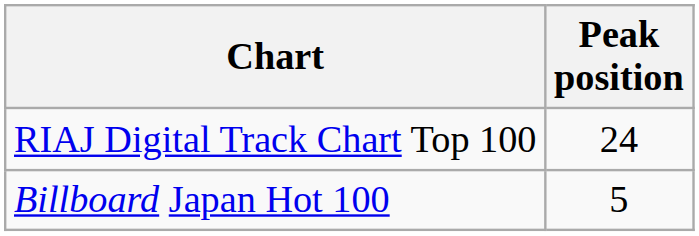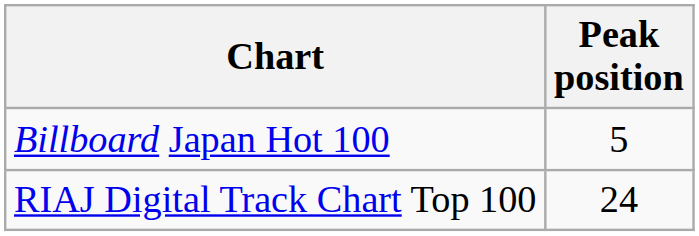rows swapped: (202, 199) <-> (275, 138)
